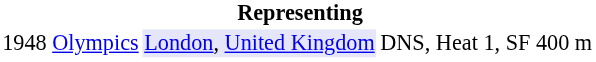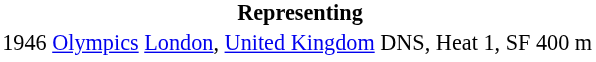(24, 43) 1948 -> (24, 43) 1946
(259, 43) lavender background -> (259, 43) no background
